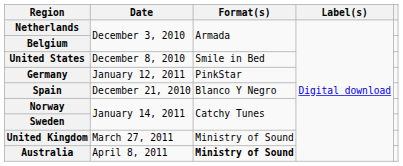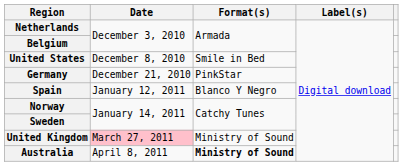(139, 75) January 12, 2011 -> (142, 75) December 21, 2010
(142, 91) December 21, 2010 -> (139, 91) January 12, 2011
(133, 138) no background -> (133, 138) pink background
